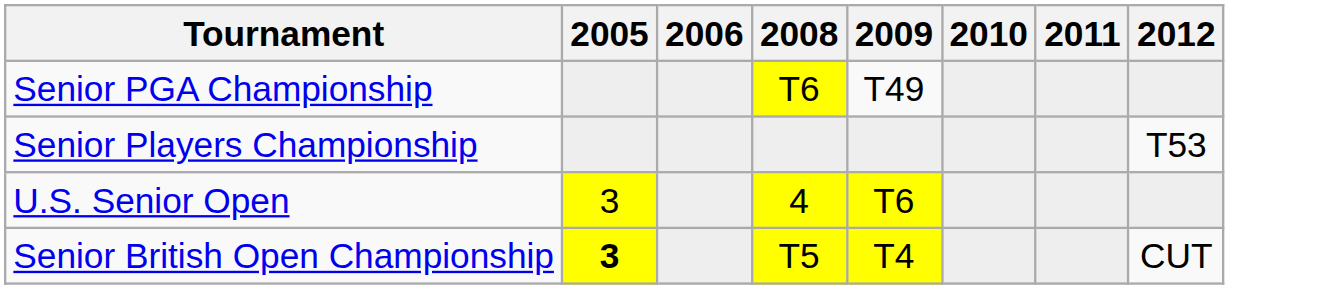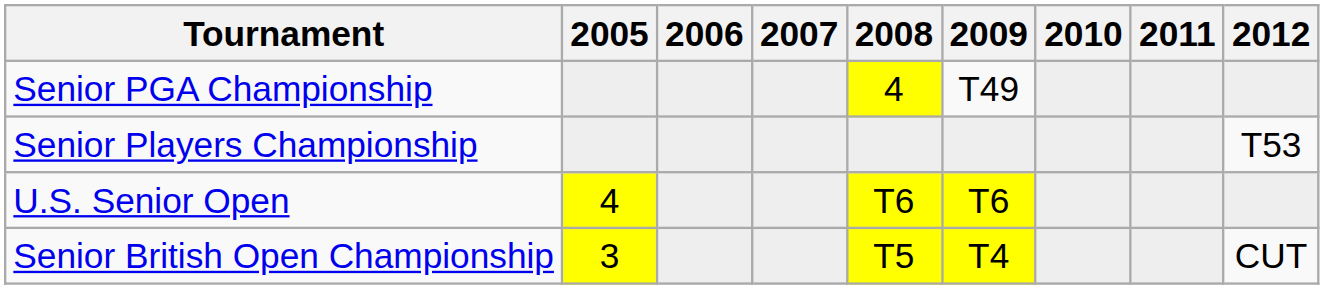+ column: (799, 33)
(799, 89) T6 -> (894, 89) 4
(610, 201) 3 -> (610, 201) 4
(799, 201) 4 -> (894, 201) T6
(610, 257) bold -> (610, 257) normal
